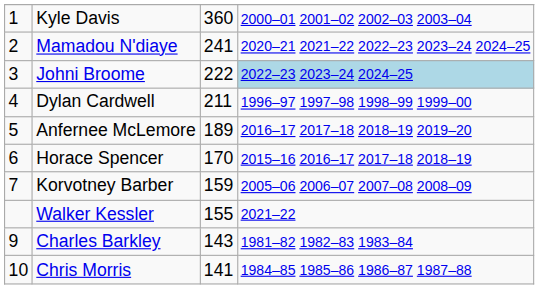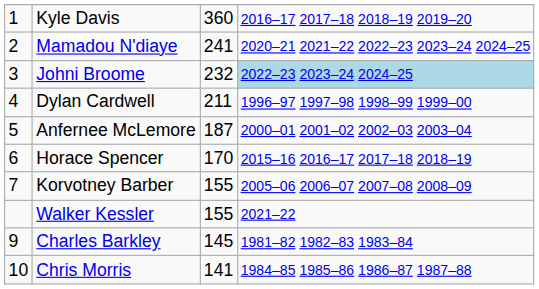(356, 19) 2000–01 2001–02 2002–03 2003–04 -> (356, 19) 2016–17 2017–18 2018–19 2019–20
(219, 74) 222 -> (219, 74) 232
(219, 130) 189 -> (219, 130) 187
(356, 130) 2016–17 2017–18 2018–19 2019–20 -> (356, 130) 2000–01 2001–02 2002–03 2003–04
(219, 185) 159 -> (219, 185) 155
(219, 241) 143 -> (219, 241) 145
